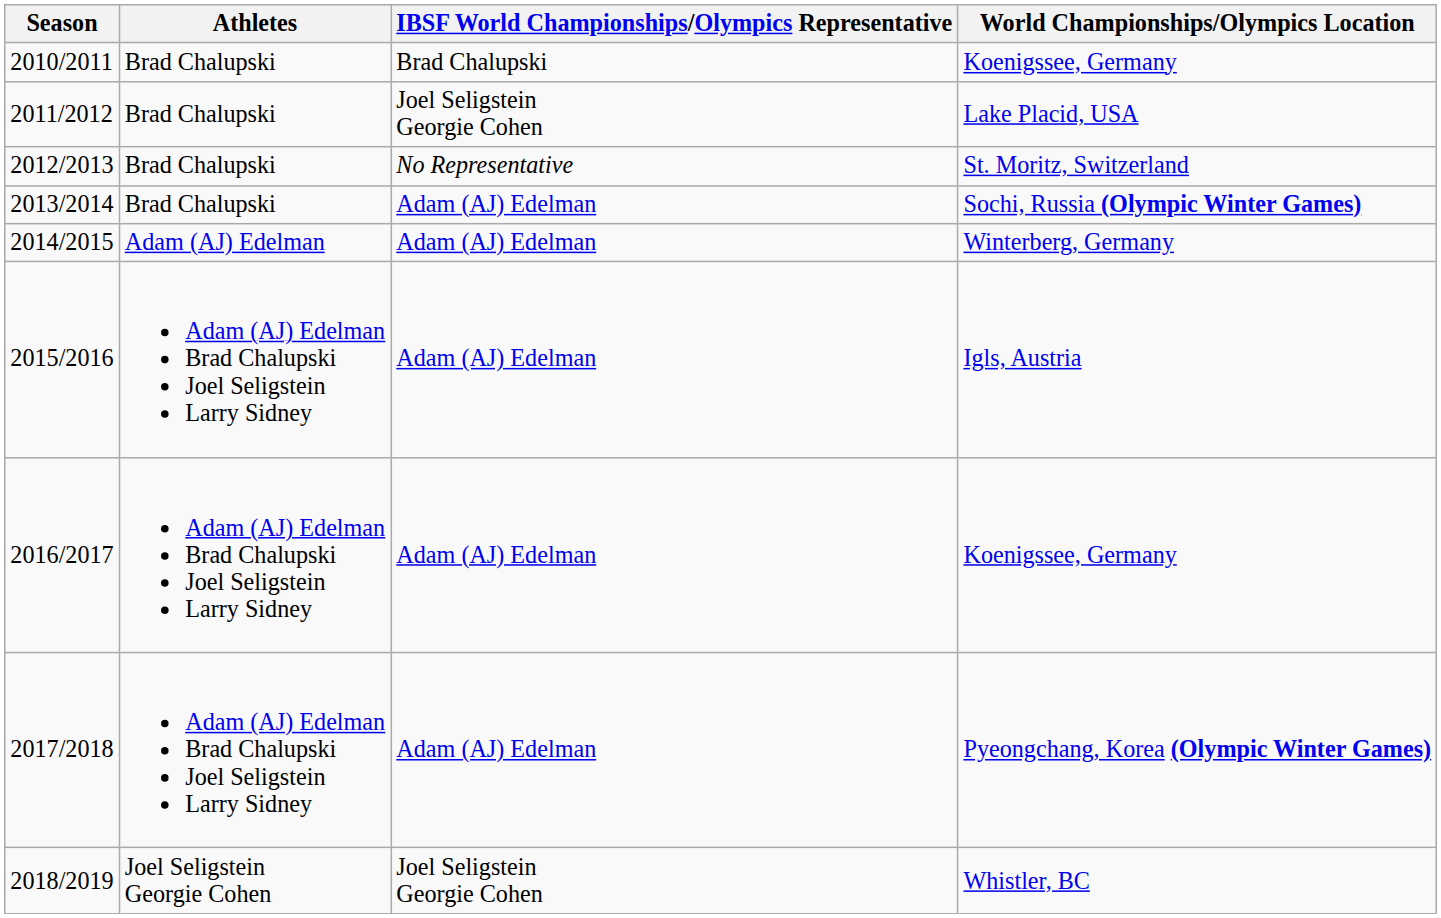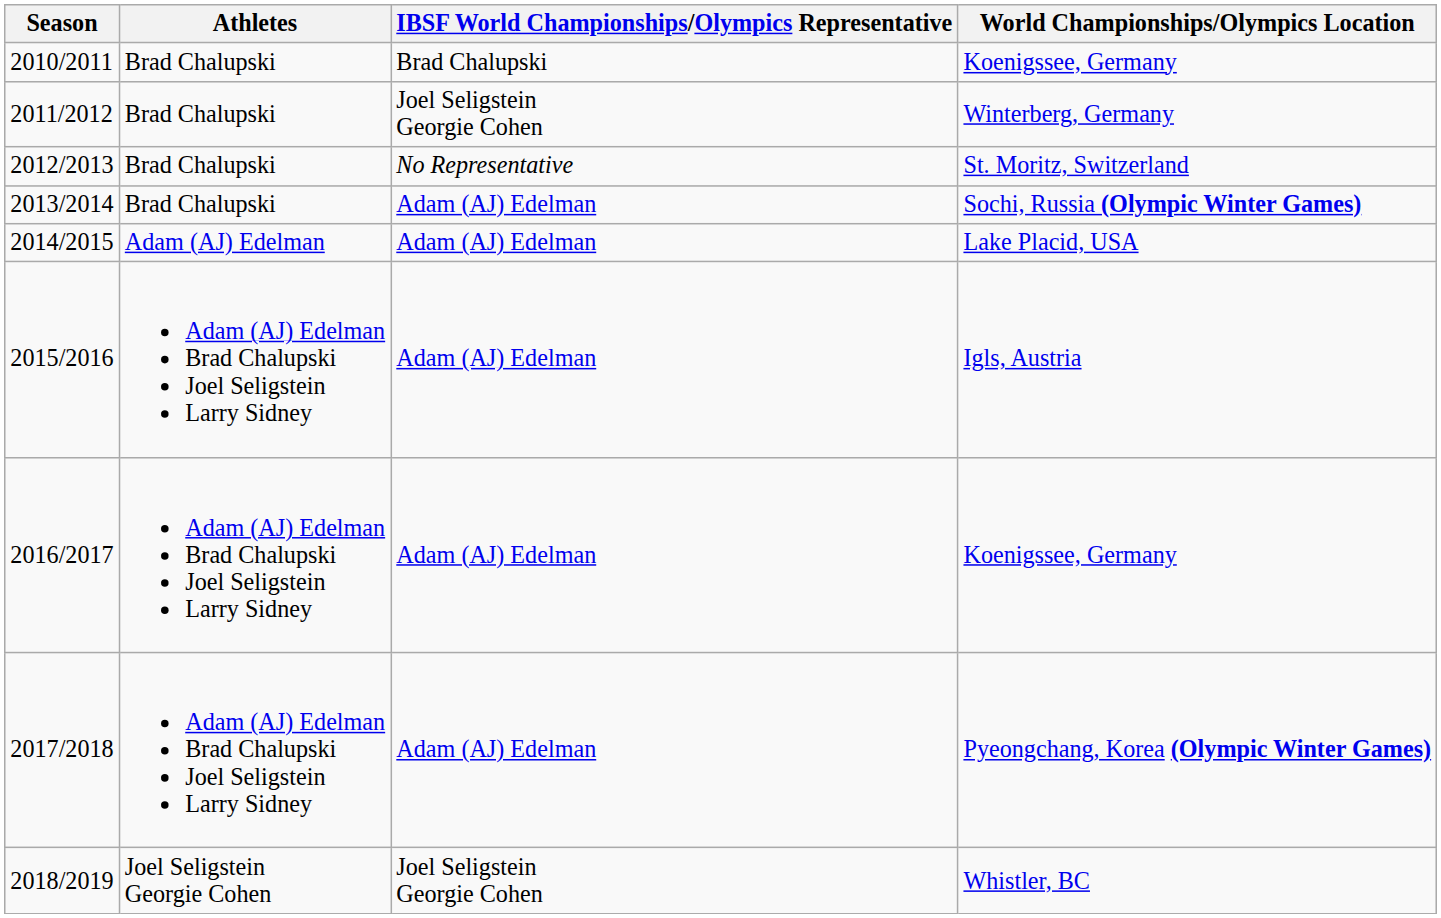(1051, 113) Lake Placid, USA -> (1069, 113) Winterberg, Germany
(1069, 242) Winterberg, Germany -> (1051, 242) Lake Placid, USA
